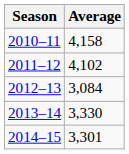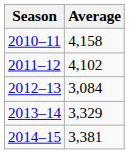(85, 112) 3,330 -> (85, 112) 3,329
(85, 137) 3,301 -> (85, 137) 3,381
